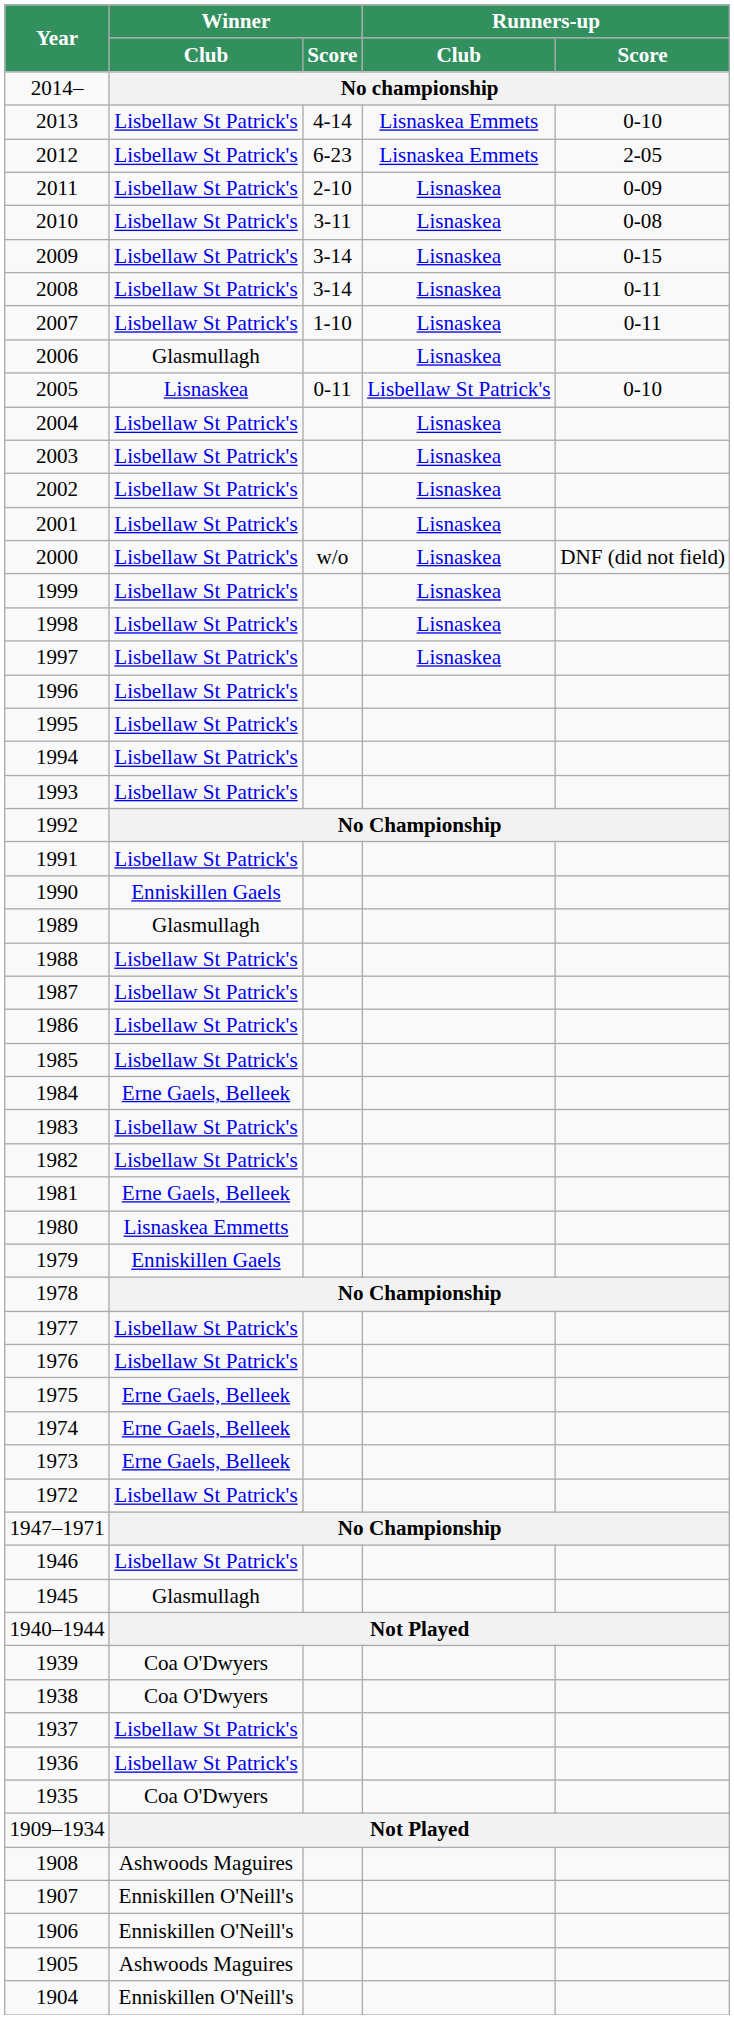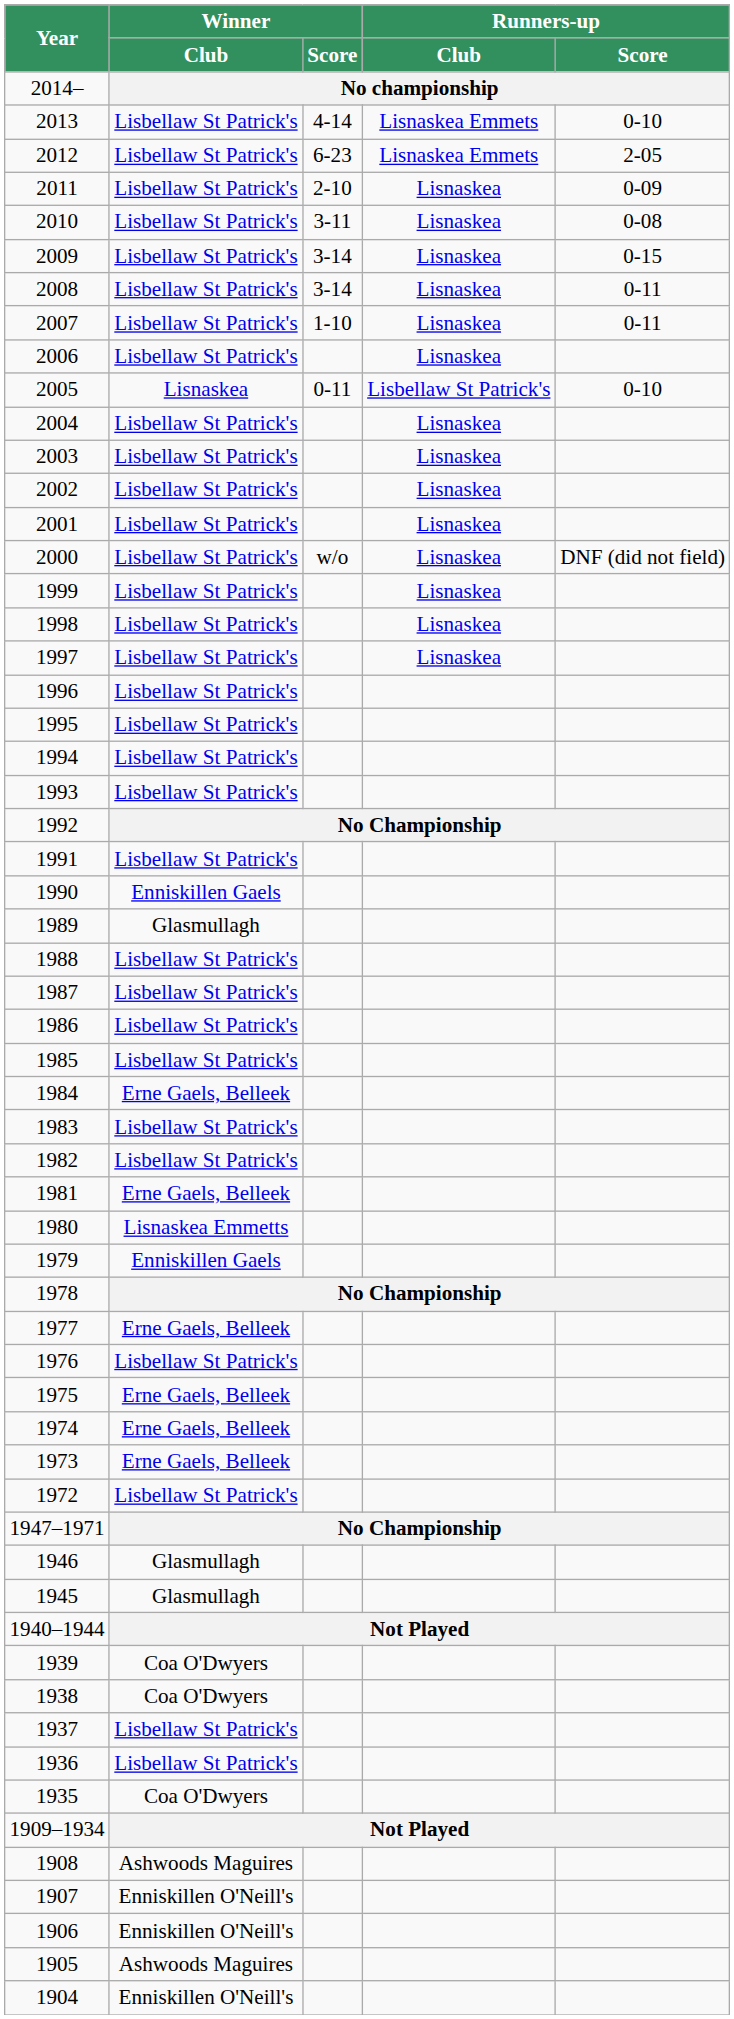(206, 356) Glasmullagh -> (206, 356) Lisbellaw St Patrick's
(206, 1327) Lisbellaw St Patrick's -> (206, 1327) Erne Gaels, Belleek
(206, 1562) Lisbellaw St Patrick's -> (206, 1562) Glasmullagh
